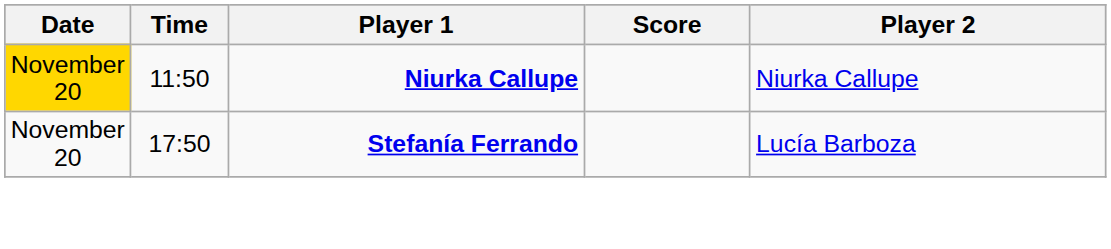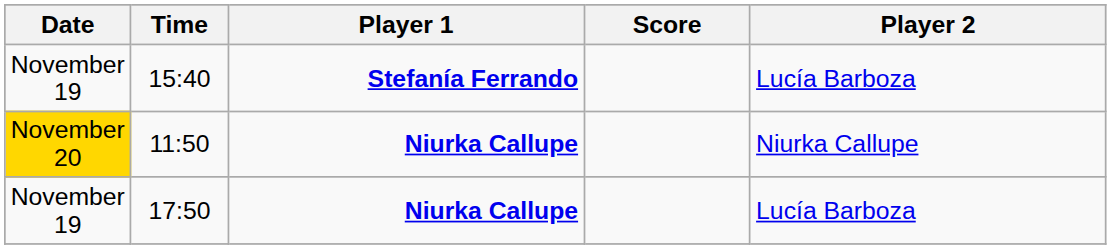+ row: (179, 78)
(68, 144) November 20 -> (68, 211) November 19
(473, 144) Stefanía Ferrando -> (491, 211) Niurka Callupe
